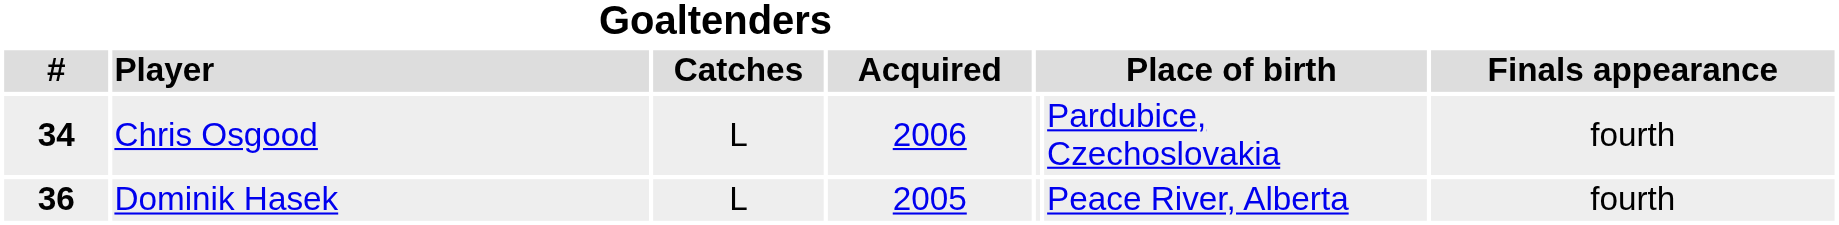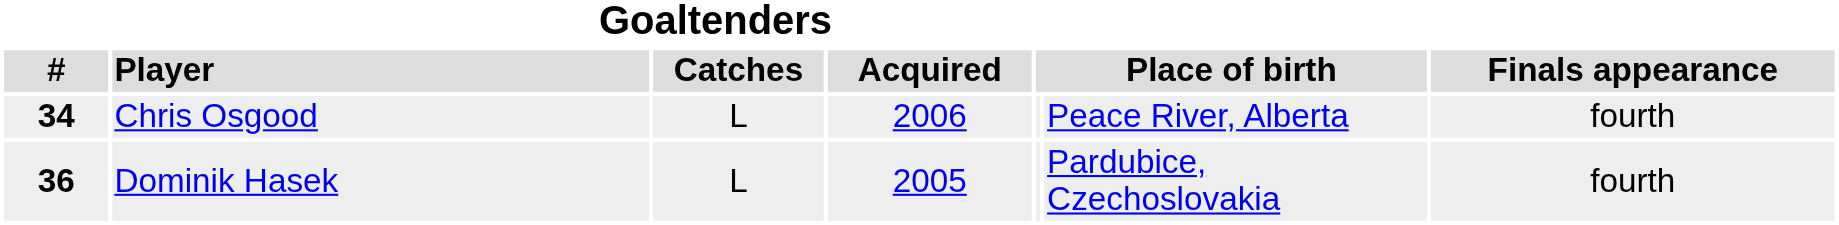(1164, 134) Pardubice, Czechoslovakia -> (1198, 116) Peace River, Alberta
(1198, 199) Peace River, Alberta -> (1164, 180) Pardubice, Czechoslovakia
